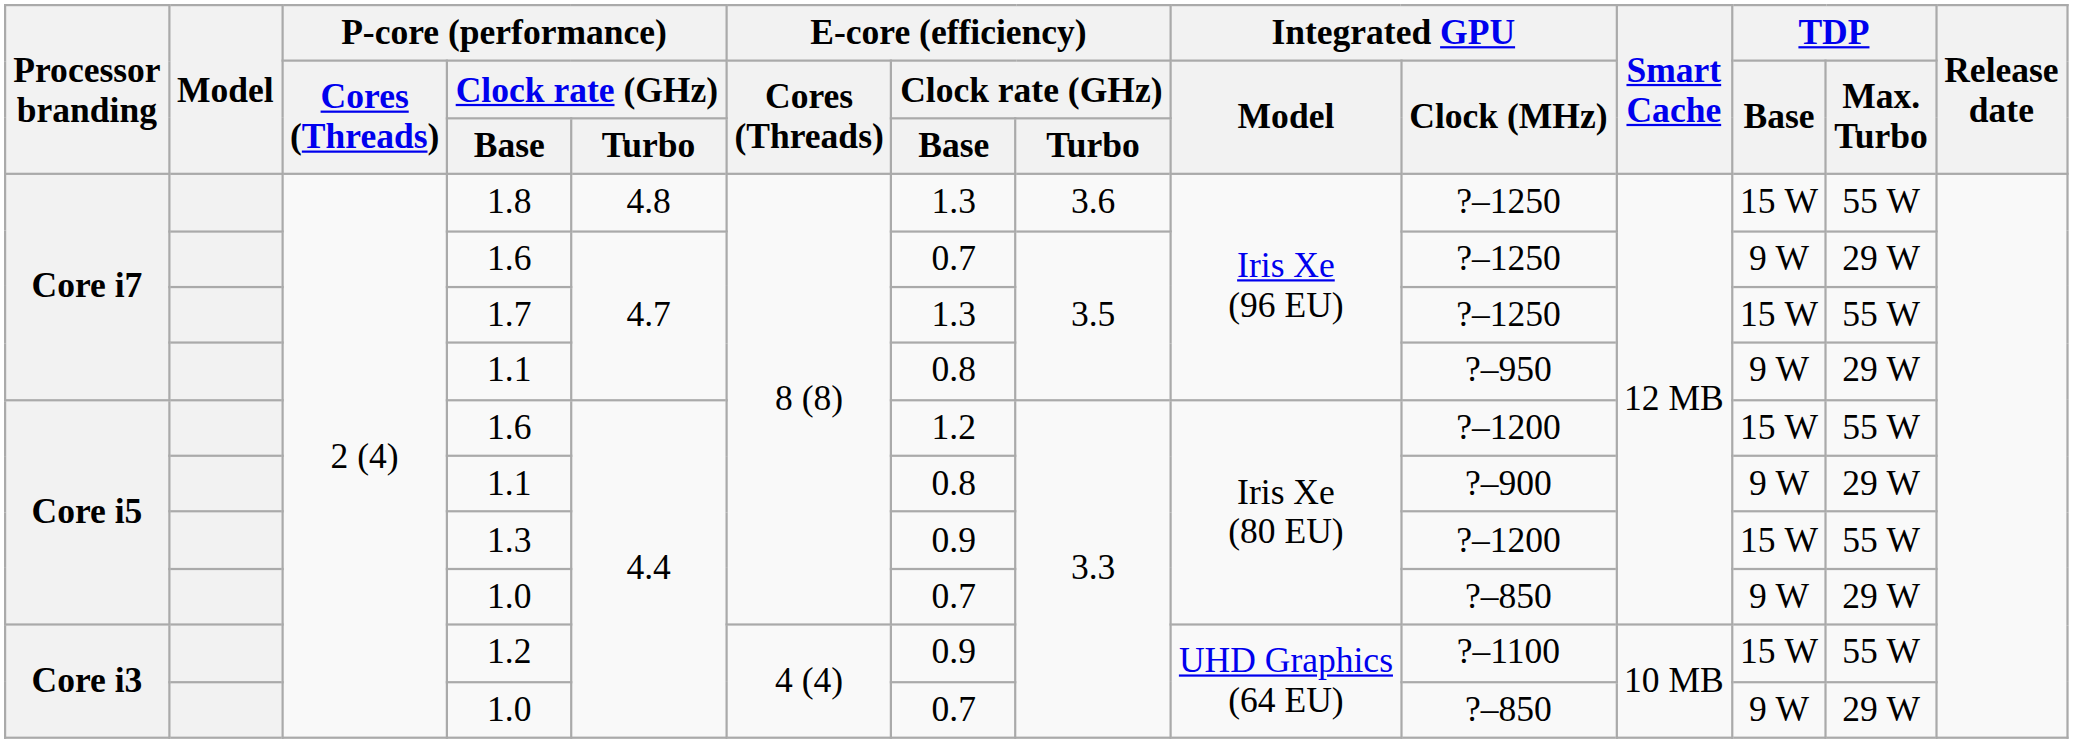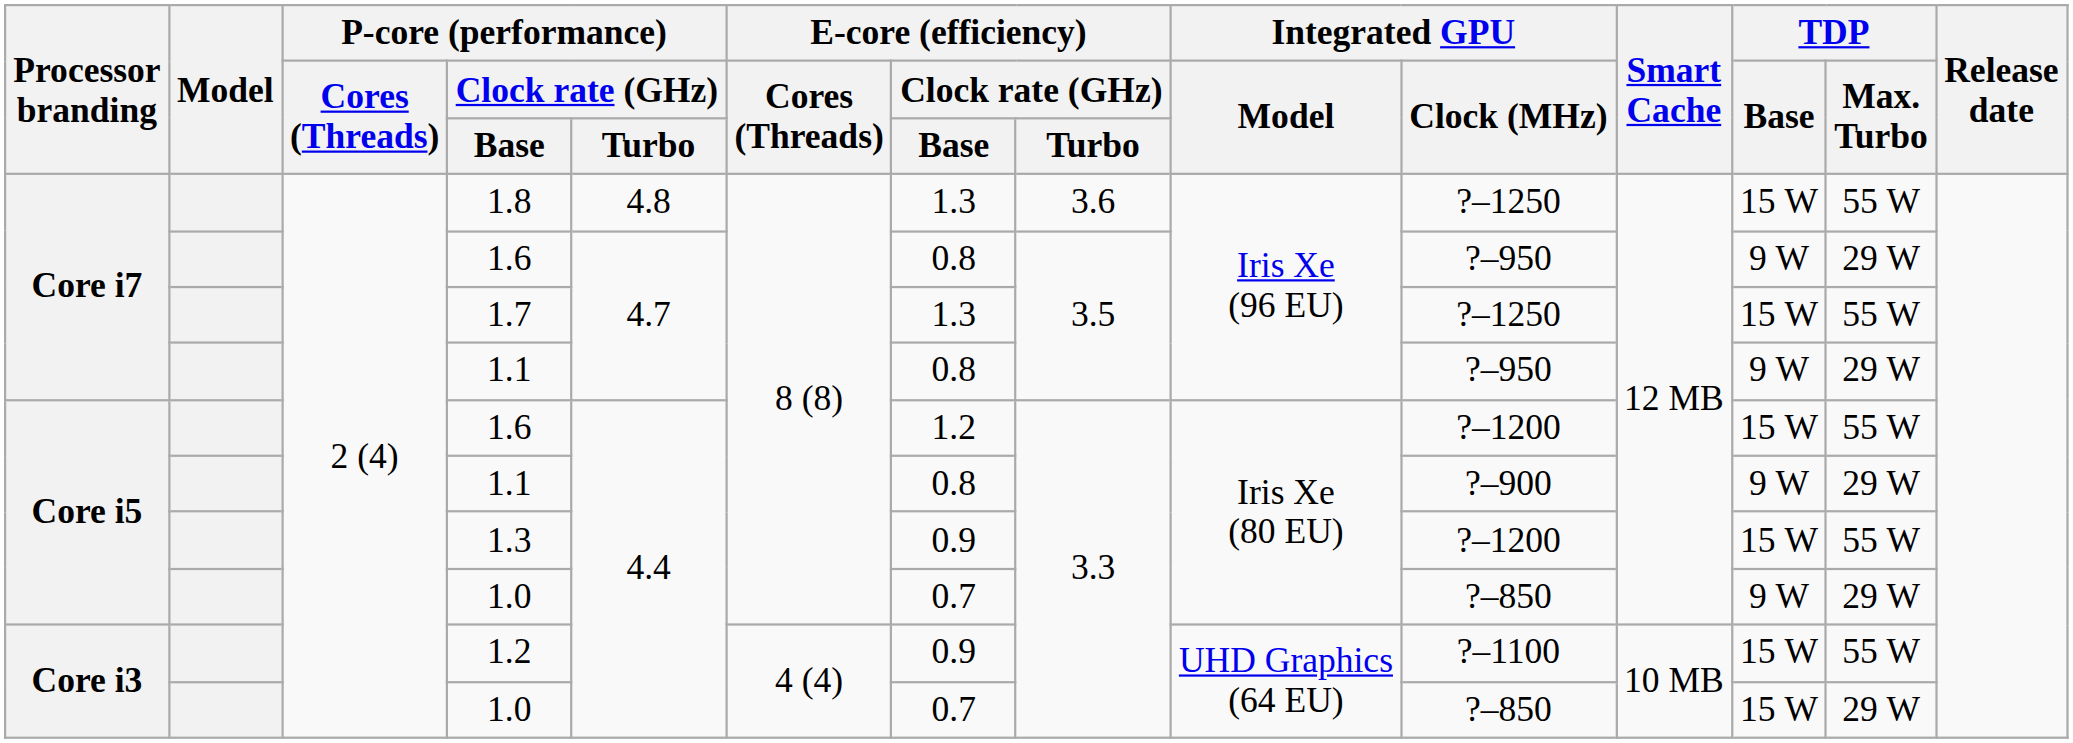(954, 257) 0.7 -> (954, 257) 0.8
(1508, 257) ?–1250 -> (1508, 257) ?–950
(1779, 708) 9 W -> (1779, 708) 15 W
